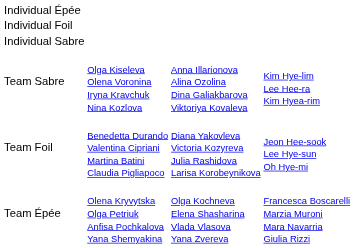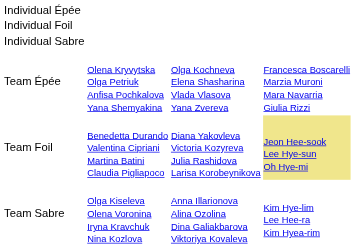rows swapped: (32, 213) <-> (34, 81)
(295, 154) no background -> (295, 154) khaki background
